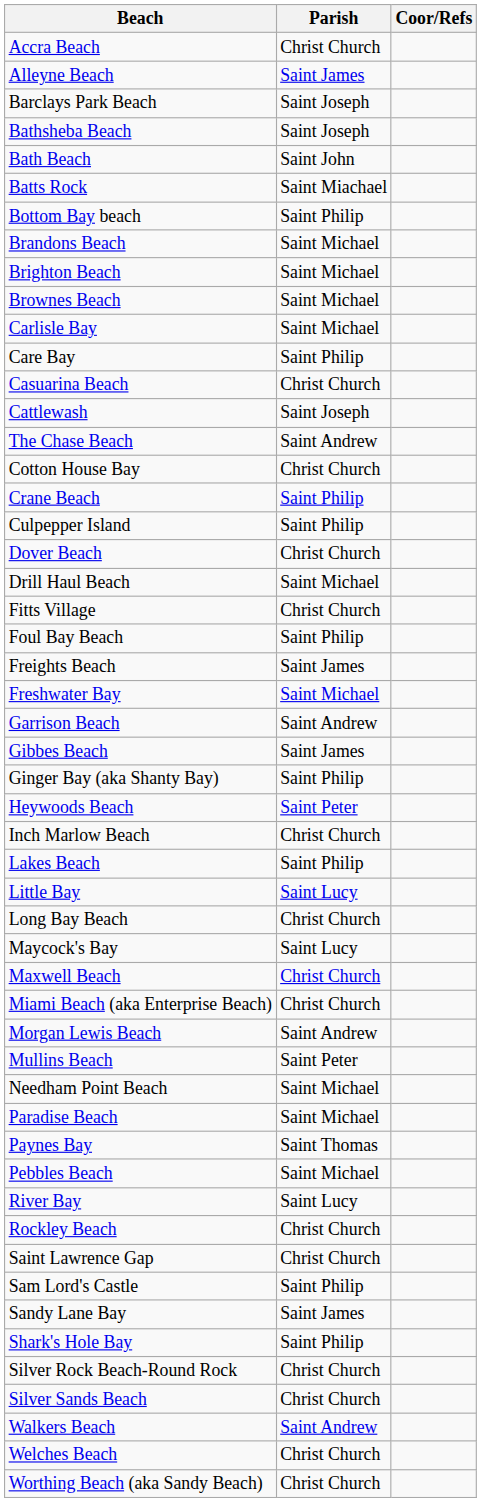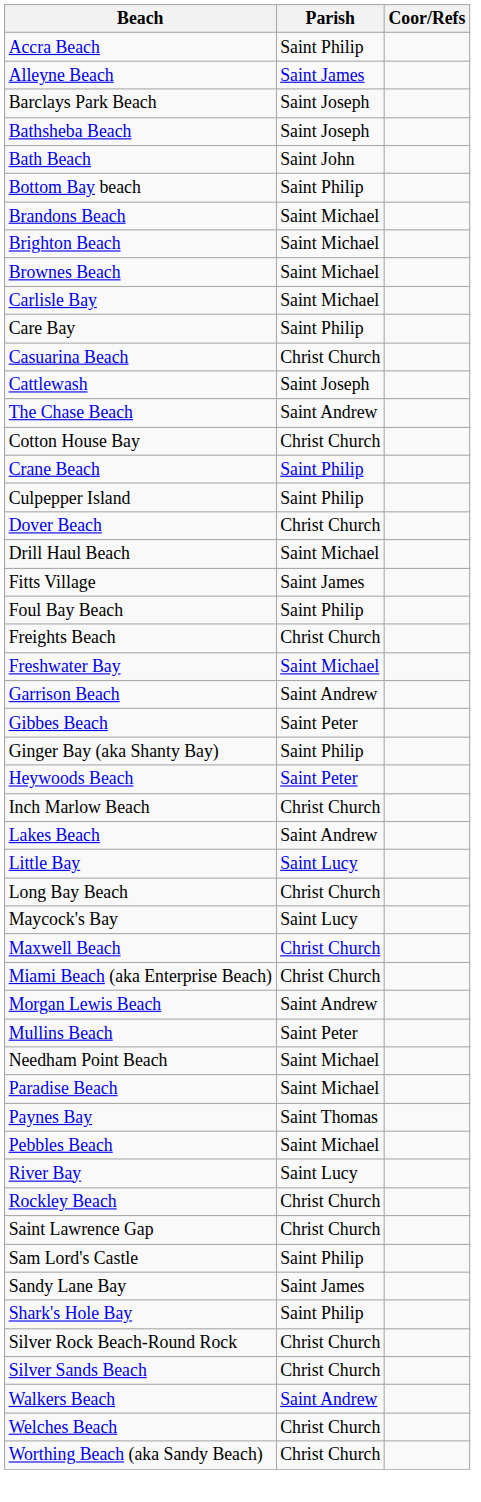(330, 46) Christ Church -> (322, 46) Saint Philip
- row: (48, 187)
(330, 610) Christ Church -> (322, 581) Saint James
(322, 666) Saint James -> (330, 638) Christ Church
(322, 750) Saint James -> (319, 722) Saint Peter
(322, 863) Saint Philip -> (329, 835) Saint Andrew
